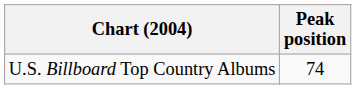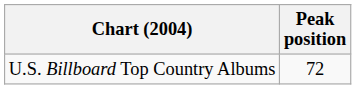(315, 68) 74 -> (315, 68) 72
